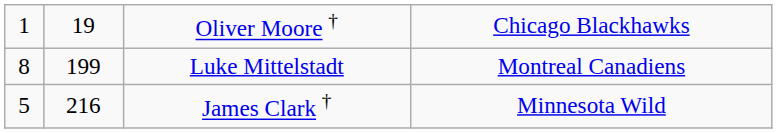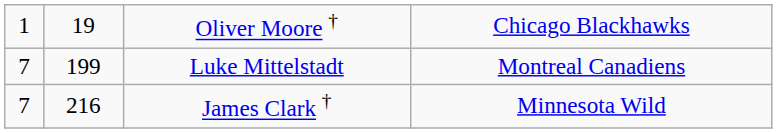(24, 65) 8 -> (24, 65) 7
(24, 105) 5 -> (24, 105) 7
